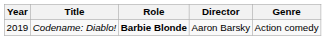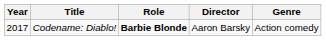(17, 27) 2019 -> (17, 27) 2017
